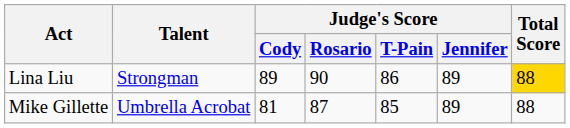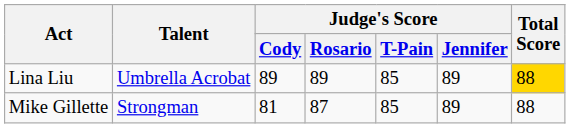(158, 78) Strongman -> (184, 78) Umbrella Acrobat
(319, 78) 90 -> (319, 78) 89
(389, 78) 86 -> (389, 78) 85
(184, 107) Umbrella Acrobat -> (158, 107) Strongman
